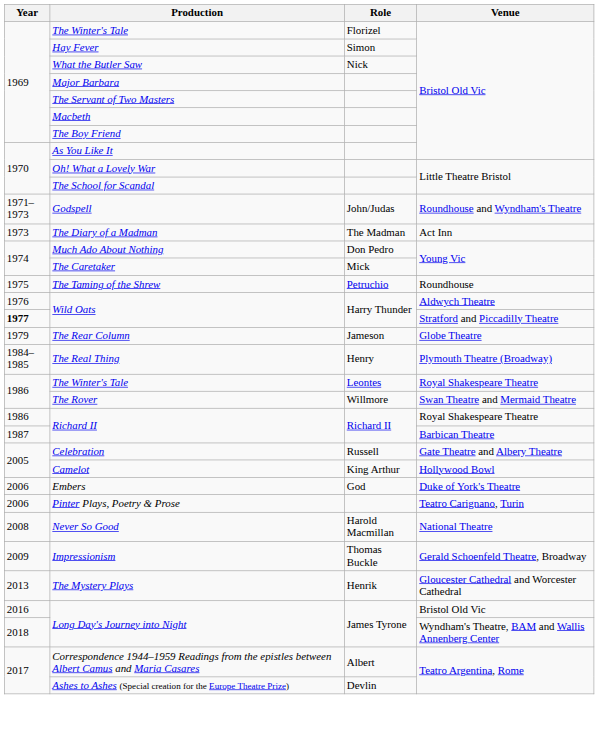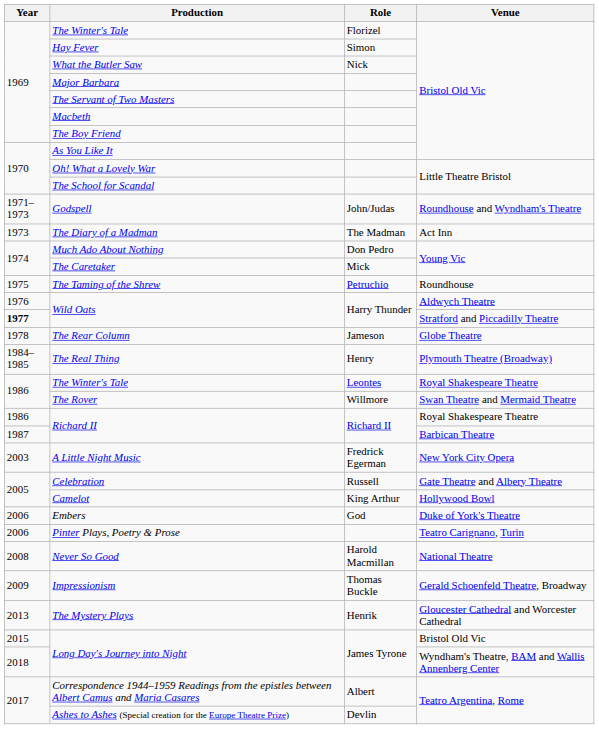(18, 335) 1979 -> (18, 335) 1978
+ row: (97, 457)
(18, 609) 2016 -> (18, 638) 2015
